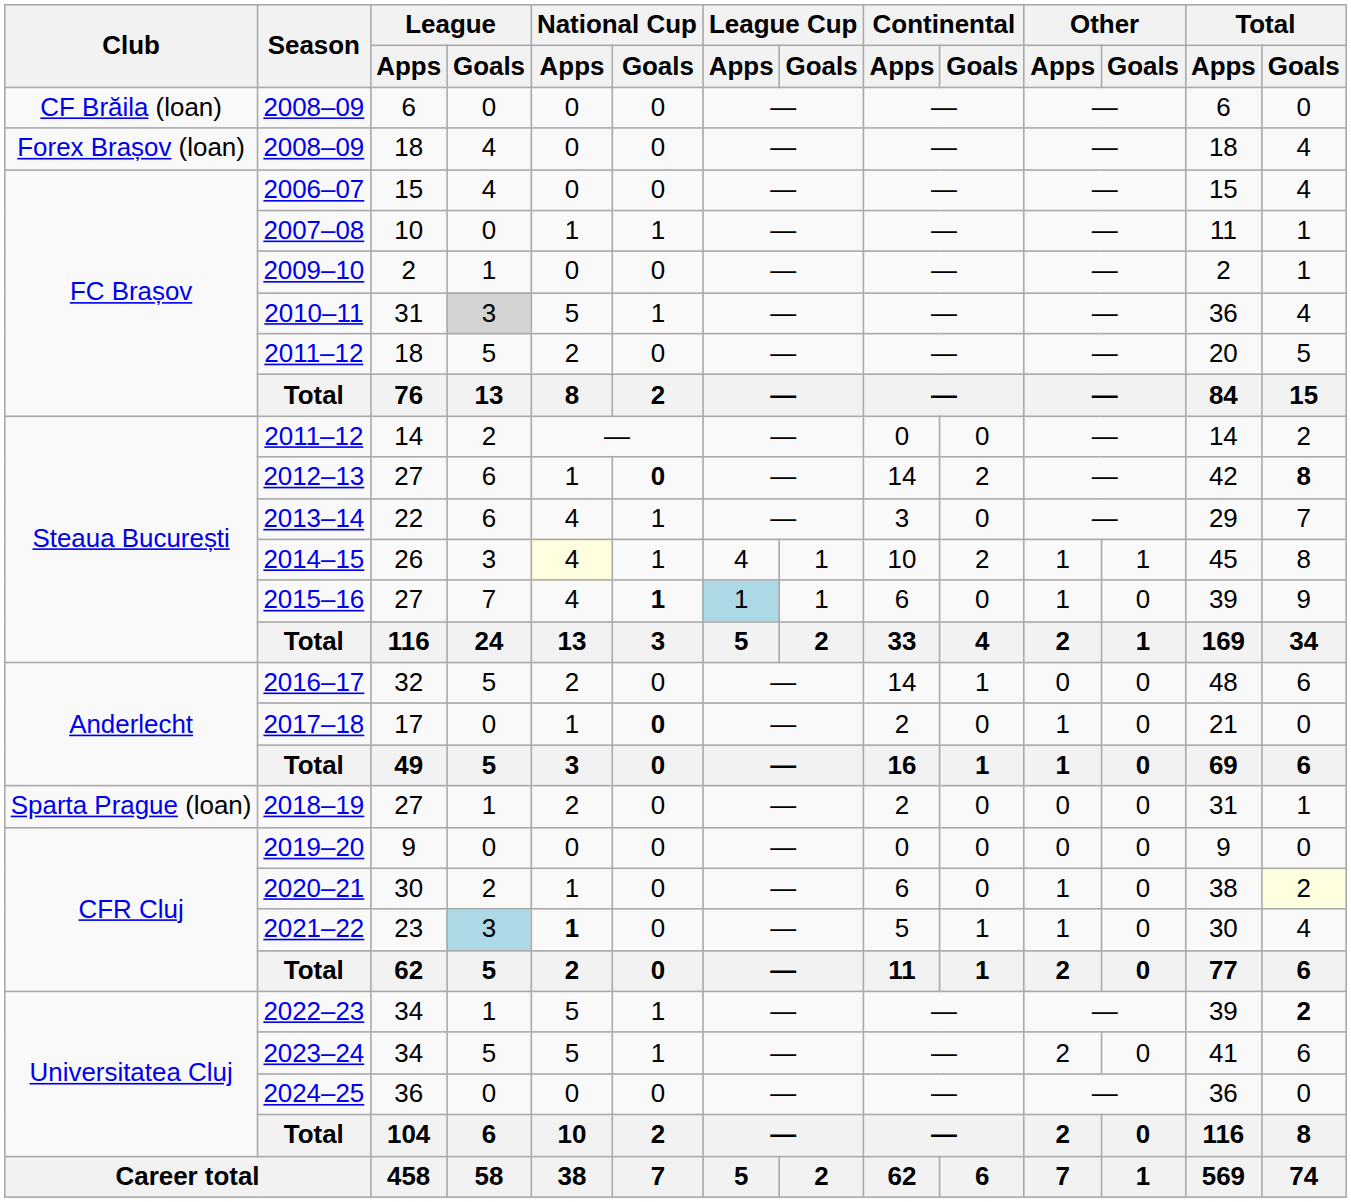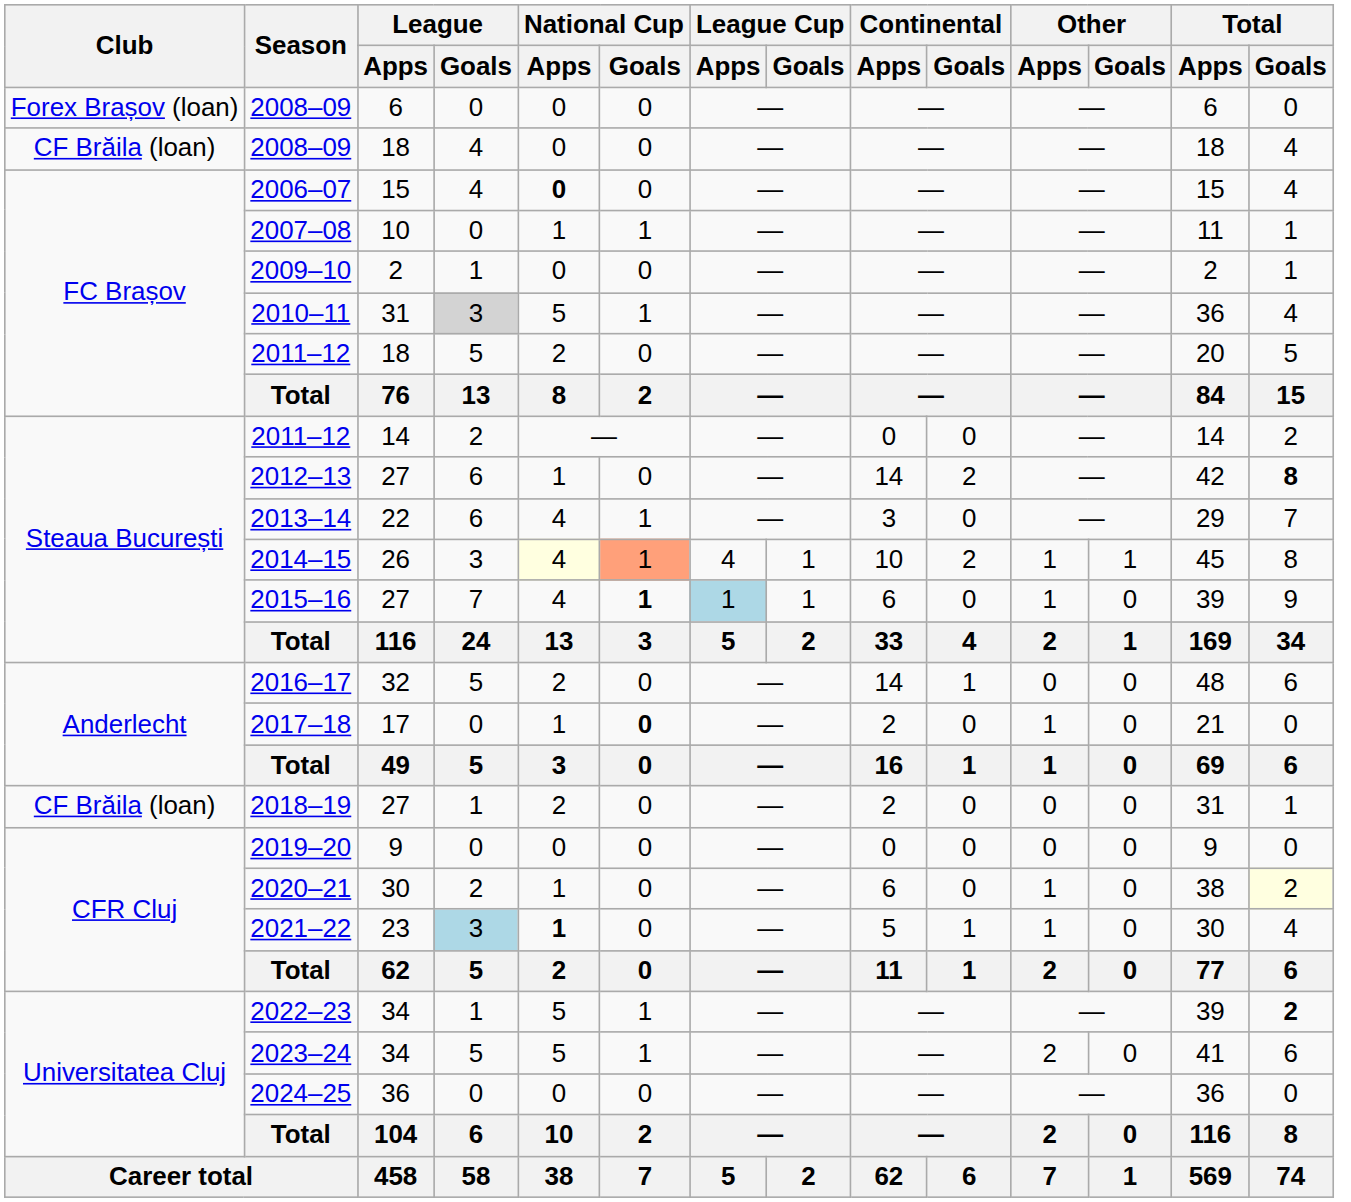(131, 107) CF Brăila (loan) -> (125, 107) Forex Brașov (loan)
(131, 148) Forex Brașov (loan) -> (125, 148) CF Brăila (loan)
(572, 189) normal -> (559, 189) bold
(658, 477) bold -> (645, 477) normal
(658, 559) no background -> (645, 559) lightsalmon background
(131, 806) Sparta Prague (loan) -> (125, 806) CF Brăila (loan)
